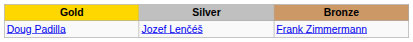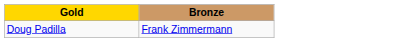- column: (207, 12)
